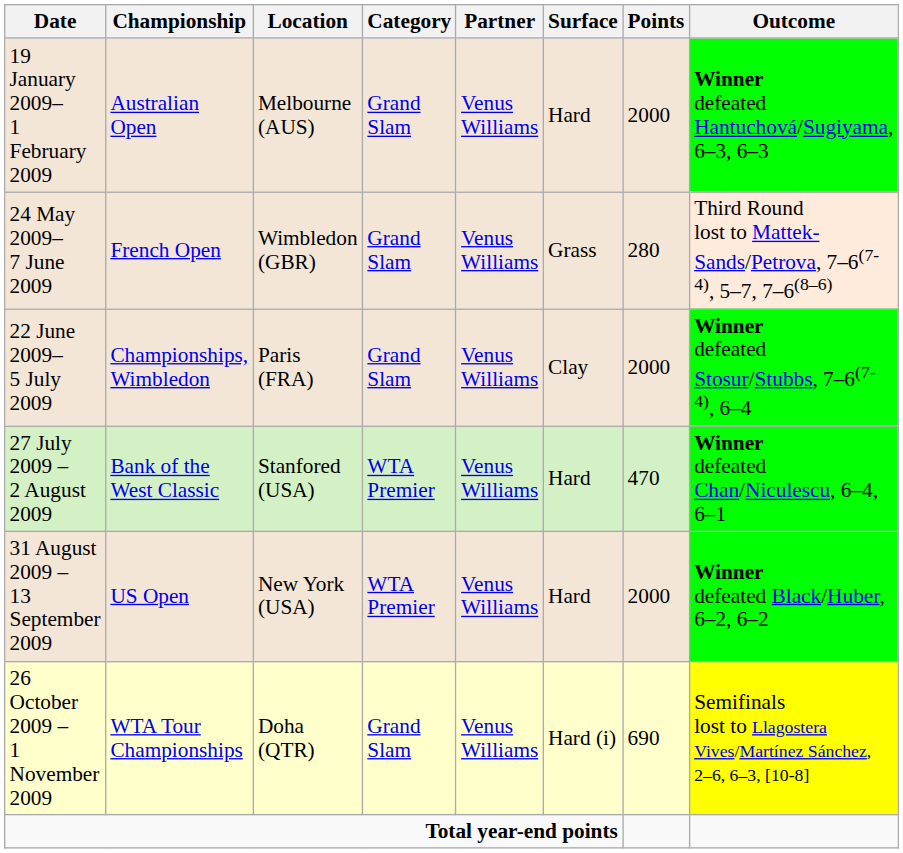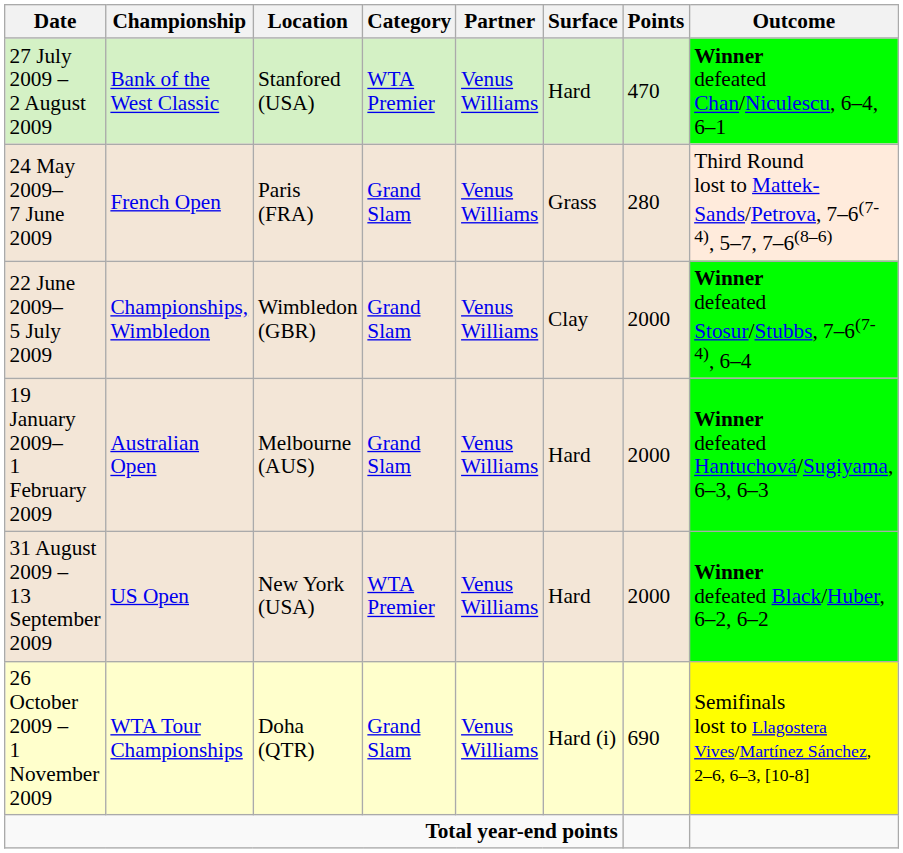rows swapped: (48, 114) <-> (48, 478)
(308, 250) Wimbledon (GBR) -> (286, 202) Paris (FRA)
(286, 367) Paris (FRA) -> (308, 319) Wimbledon (GBR)
